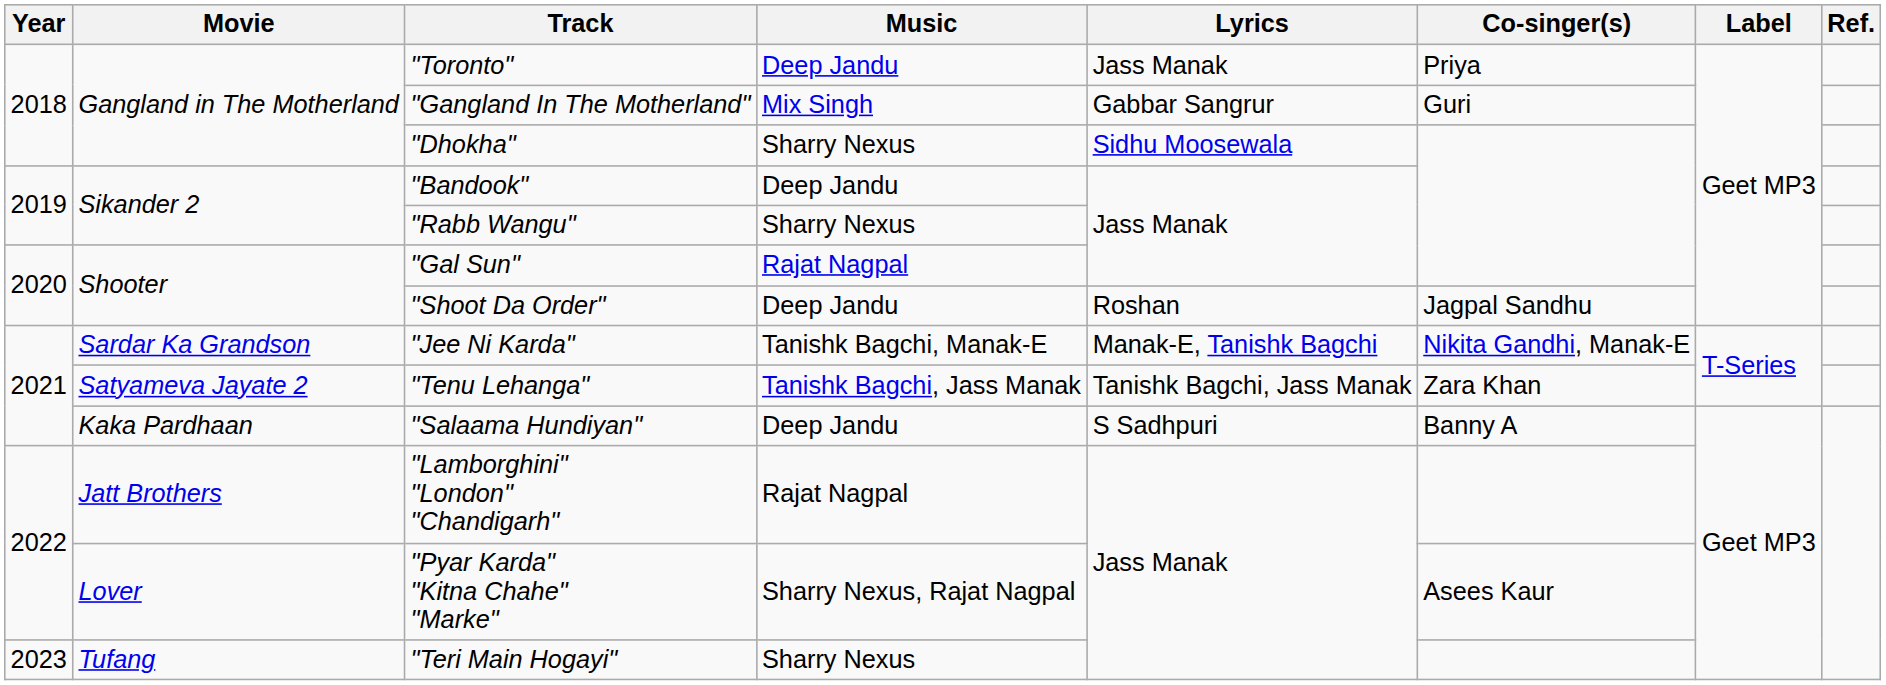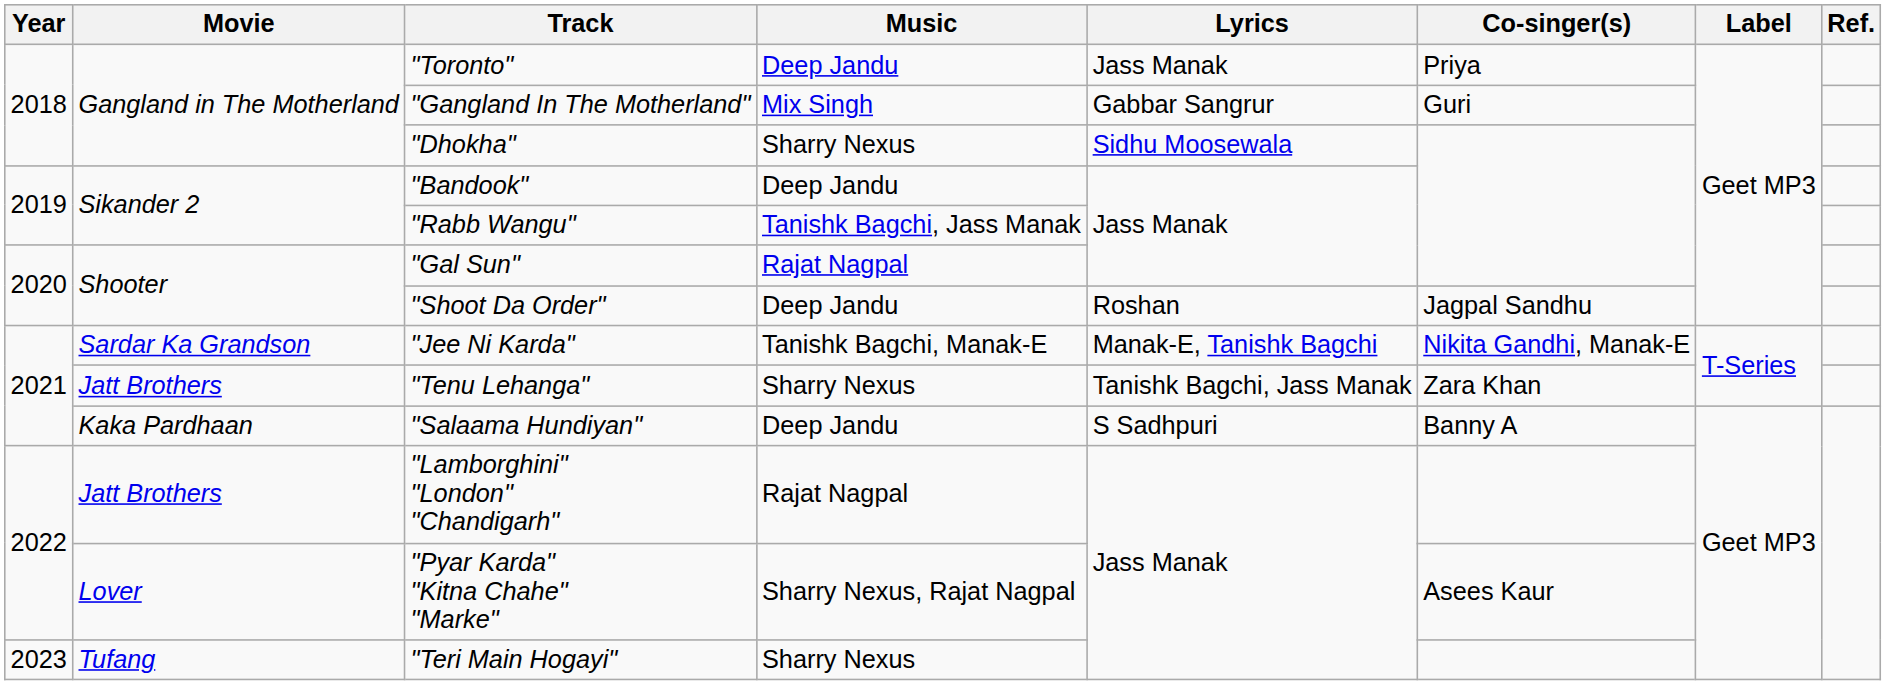(839, 225) Sharry Nexus -> (921, 225) Tanishk Bagchi, Jass Manak
(193, 385) Satyameva Jayate 2 -> (150, 385) Jatt Brothers
(921, 385) Tanishk Bagchi, Jass Manak -> (839, 385) Sharry Nexus
